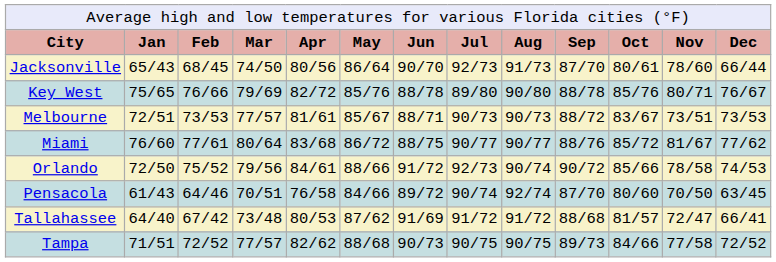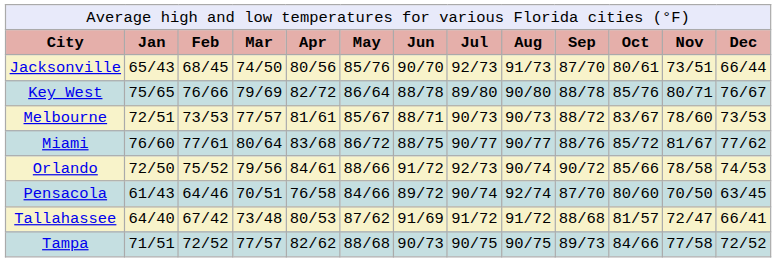(367, 68) 86/64 -> (367, 68) 85/76
(690, 68) 78/60 -> (690, 68) 73/51
(367, 93) 85/76 -> (367, 93) 86/64
(690, 118) 73/51 -> (690, 118) 78/60
